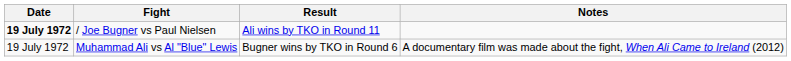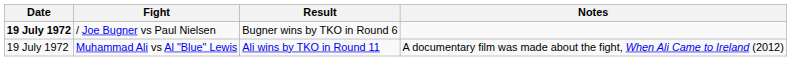(311, 30) Ali wins by TKO in Round 11 -> (320, 30) Bugner wins by TKO in Round 6
(320, 47) Bugner wins by TKO in Round 6 -> (311, 47) Ali wins by TKO in Round 11
